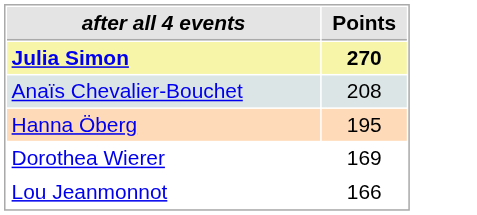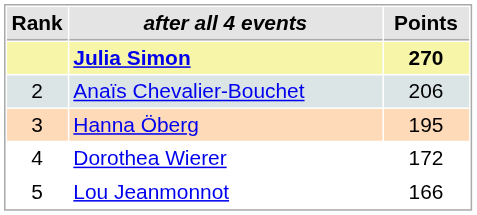+ column: (37, 23)
(364, 91) 208 -> (426, 91) 206
(364, 158) 169 -> (426, 158) 172
